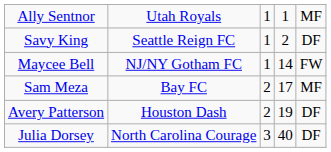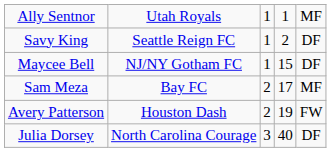(285, 64) 14 -> (285, 64) 15
(311, 64) FW -> (311, 64) DF
(311, 111) DF -> (311, 111) FW
